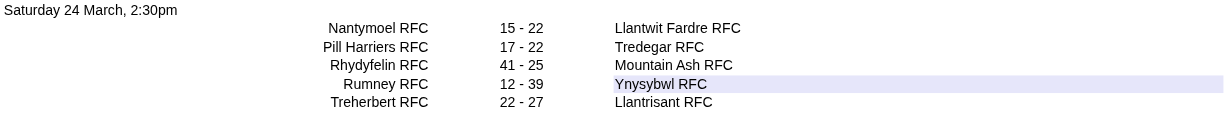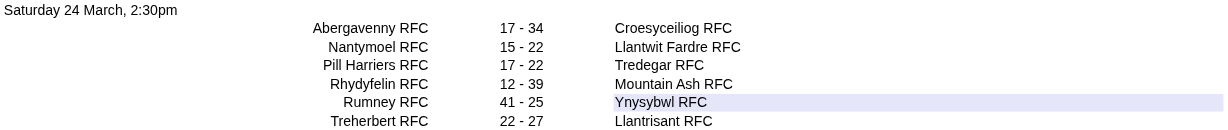+ row: (371, 28)
(522, 65) 41 - 25 -> (522, 84) 12 - 39
(522, 84) 12 - 39 -> (522, 102) 41 - 25
